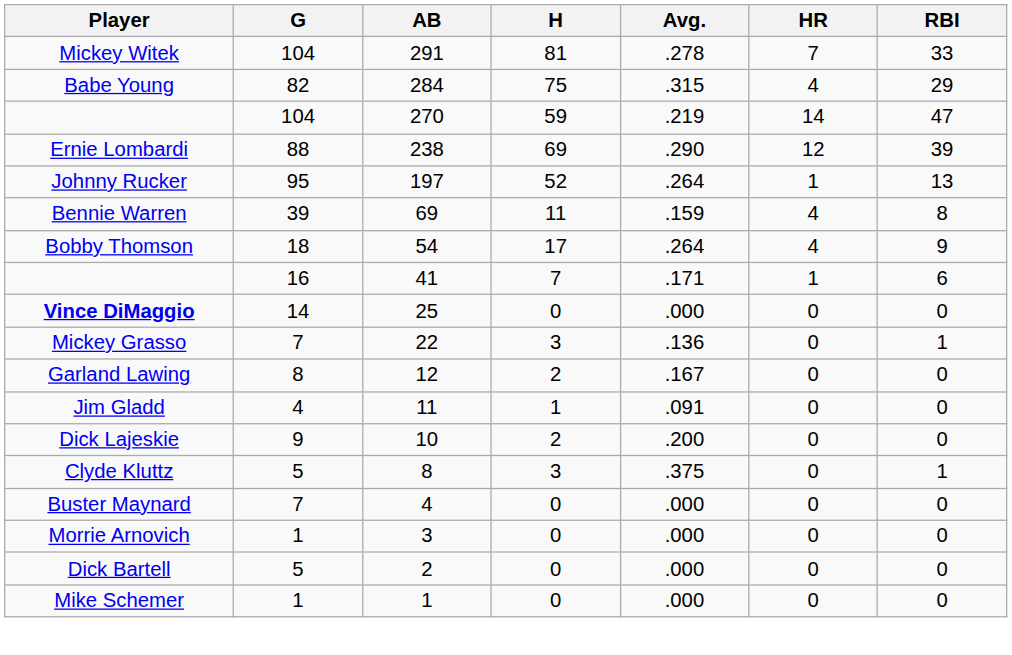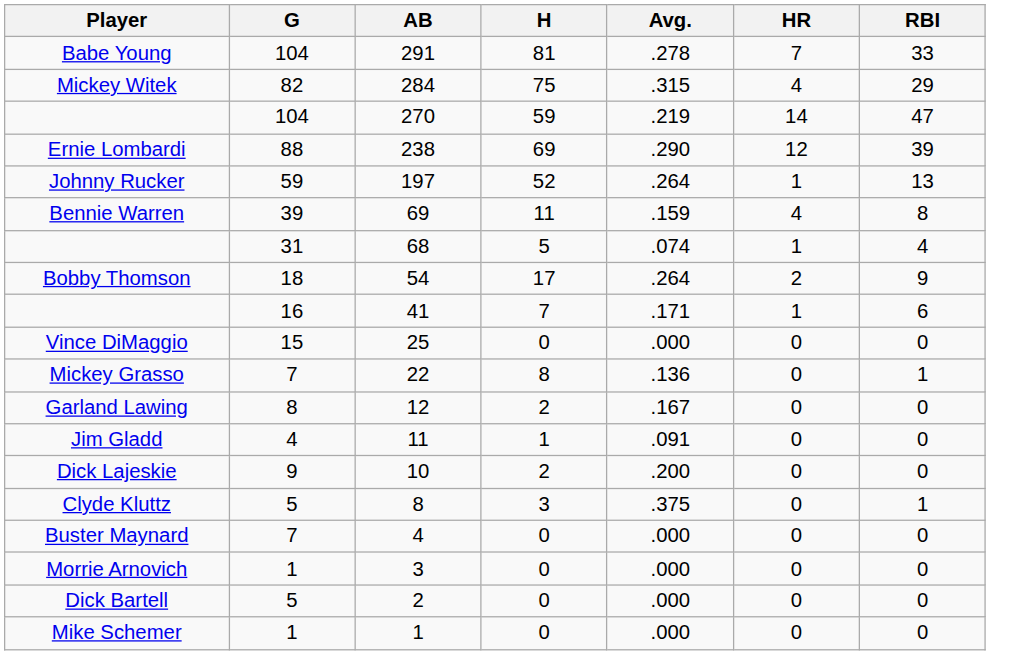(119, 52) Mickey Witek -> (117, 52) Babe Young
(119, 85) Babe Young -> (117, 85) Mickey Witek
(298, 181) 95 -> (292, 181) 59
+ row: (418, 246)
(813, 246) 4 -> (796, 278) 2
(119, 310) bold -> (117, 342) normal
(298, 310) 14 -> (292, 342) 15
(556, 342) 3 -> (544, 375) 8
